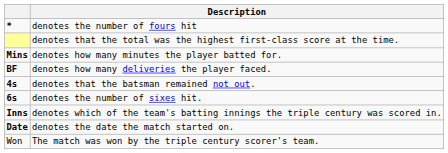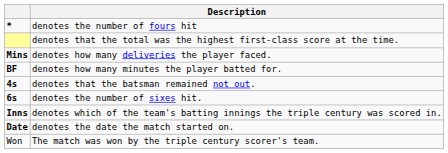(157, 55) denotes how many minutes the player batted for. -> (152, 55) denotes how many deliveries the player faced.
(152, 69) denotes how many deliveries the player faced. -> (157, 69) denotes how many minutes the player batted for.
